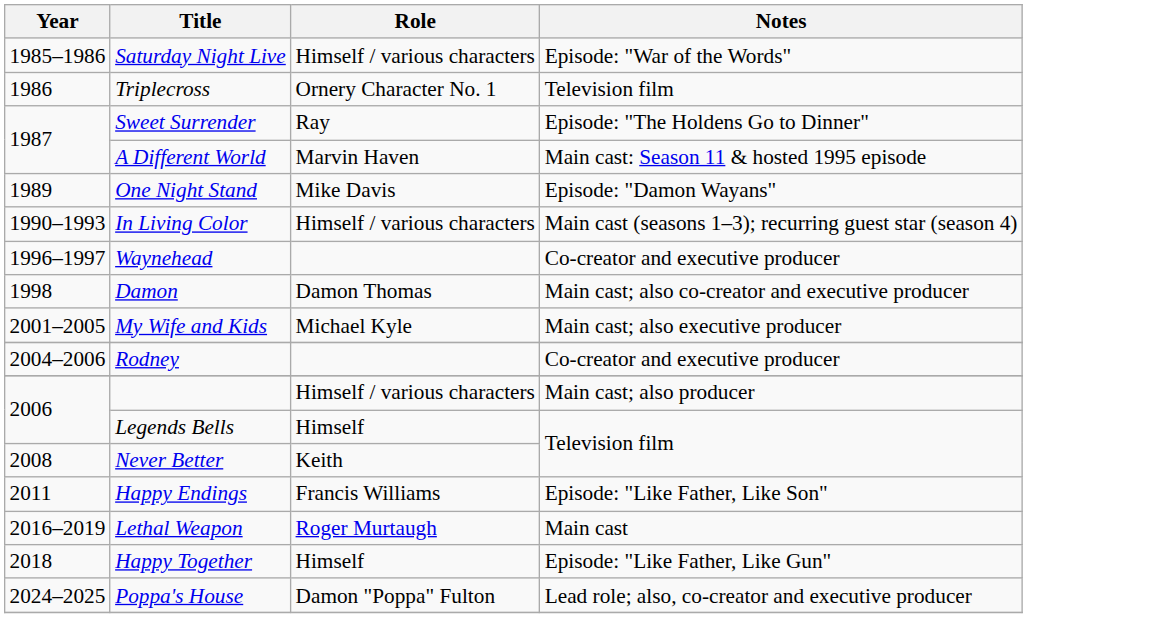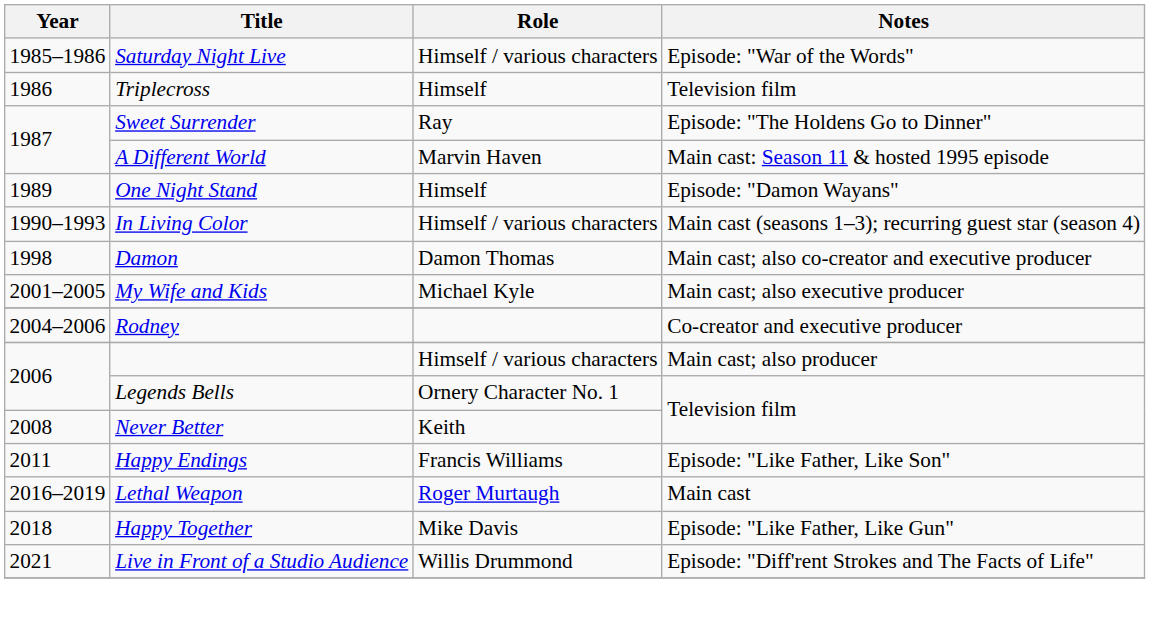(396, 88) Ornery Character No. 1 -> (452, 88) Himself
(346, 190) Mike Davis -> (452, 190) Himself
- row: (57, 257)
(330, 426) Himself -> (519, 392) Ornery Character No. 1
(330, 561) Himself -> (468, 527) Mike Davis
+ row: (31, 561)
- row: (57, 595)
